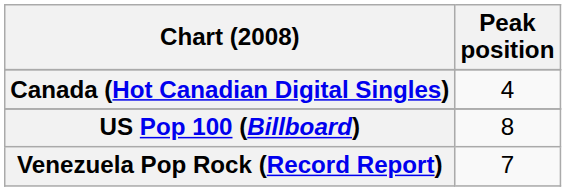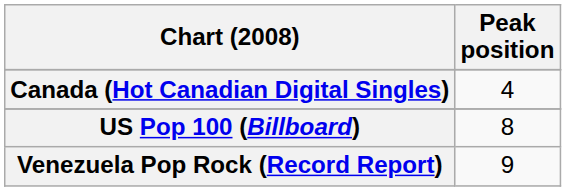(507, 165) 7 -> (507, 165) 9
